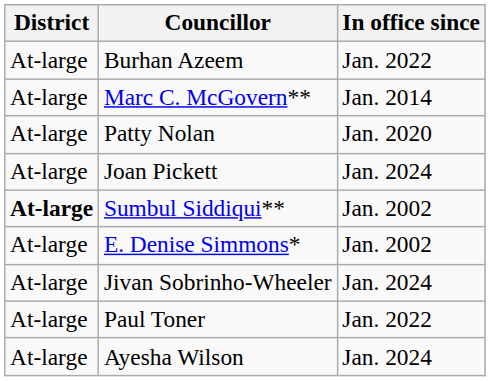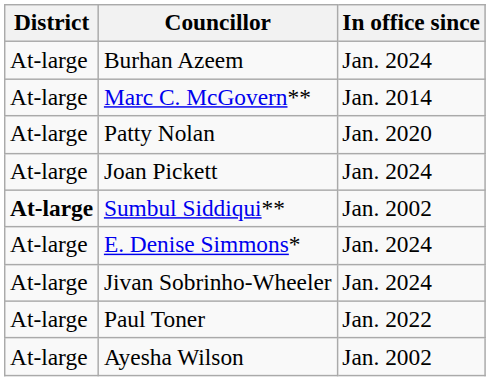(387, 60) Jan. 2022 -> (387, 60) Jan. 2024
(387, 245) Jan. 2002 -> (387, 245) Jan. 2024
(387, 356) Jan. 2024 -> (387, 356) Jan. 2002
